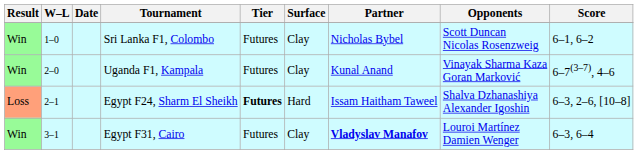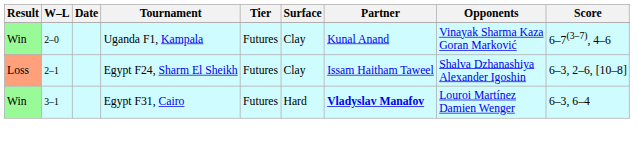- row: (159, 38)
(262, 102) bold -> (261, 70) normal
(299, 102) Hard -> (295, 70) Clay
(298, 133) Clay -> (295, 102) Hard
